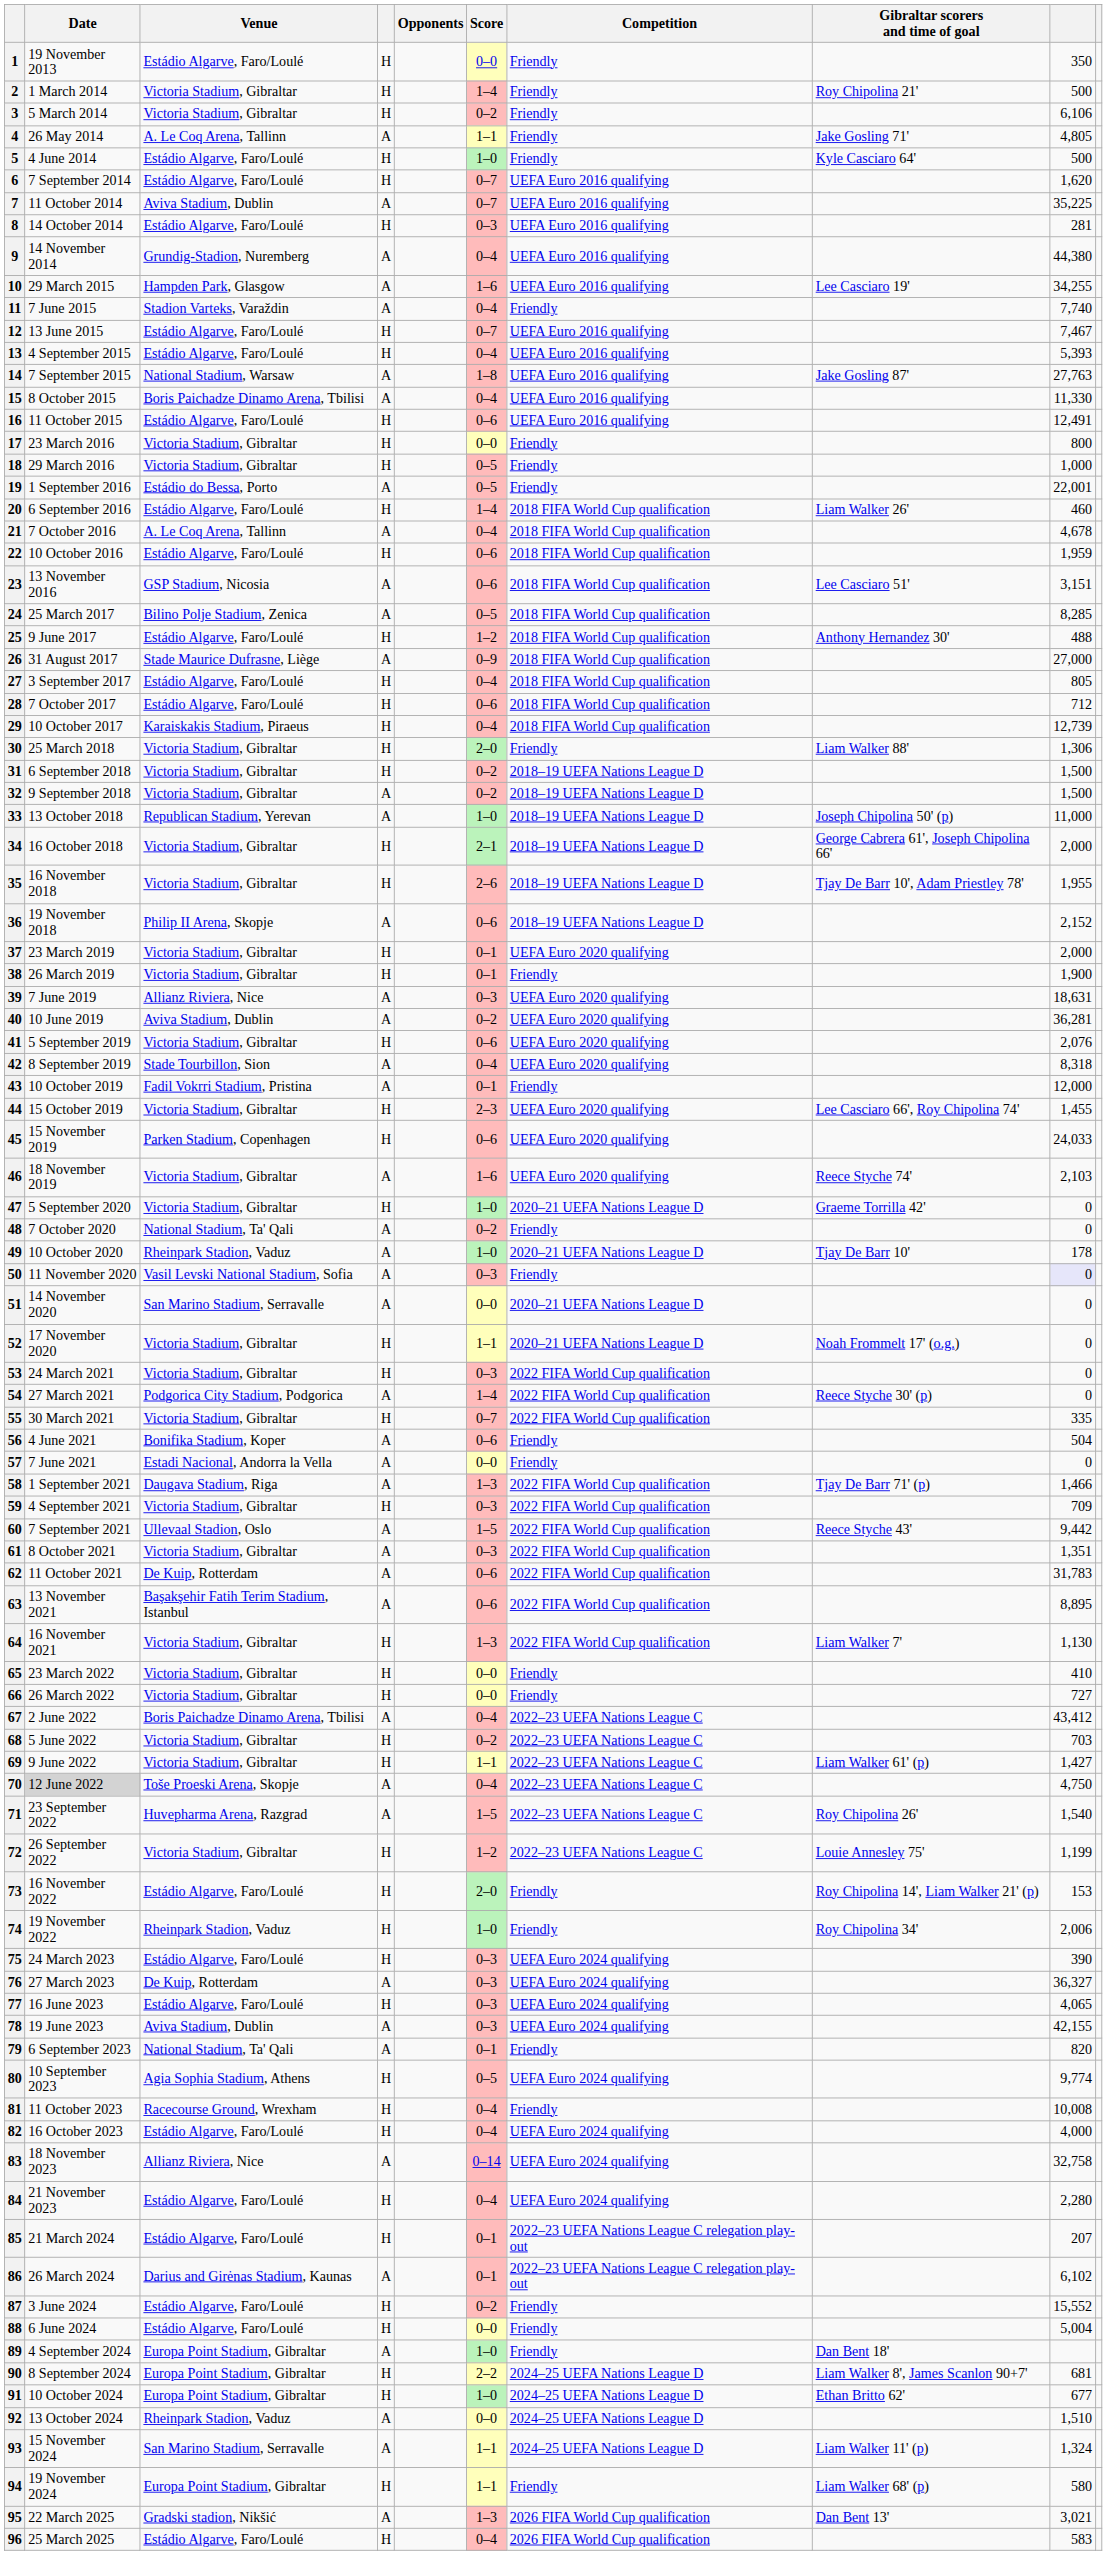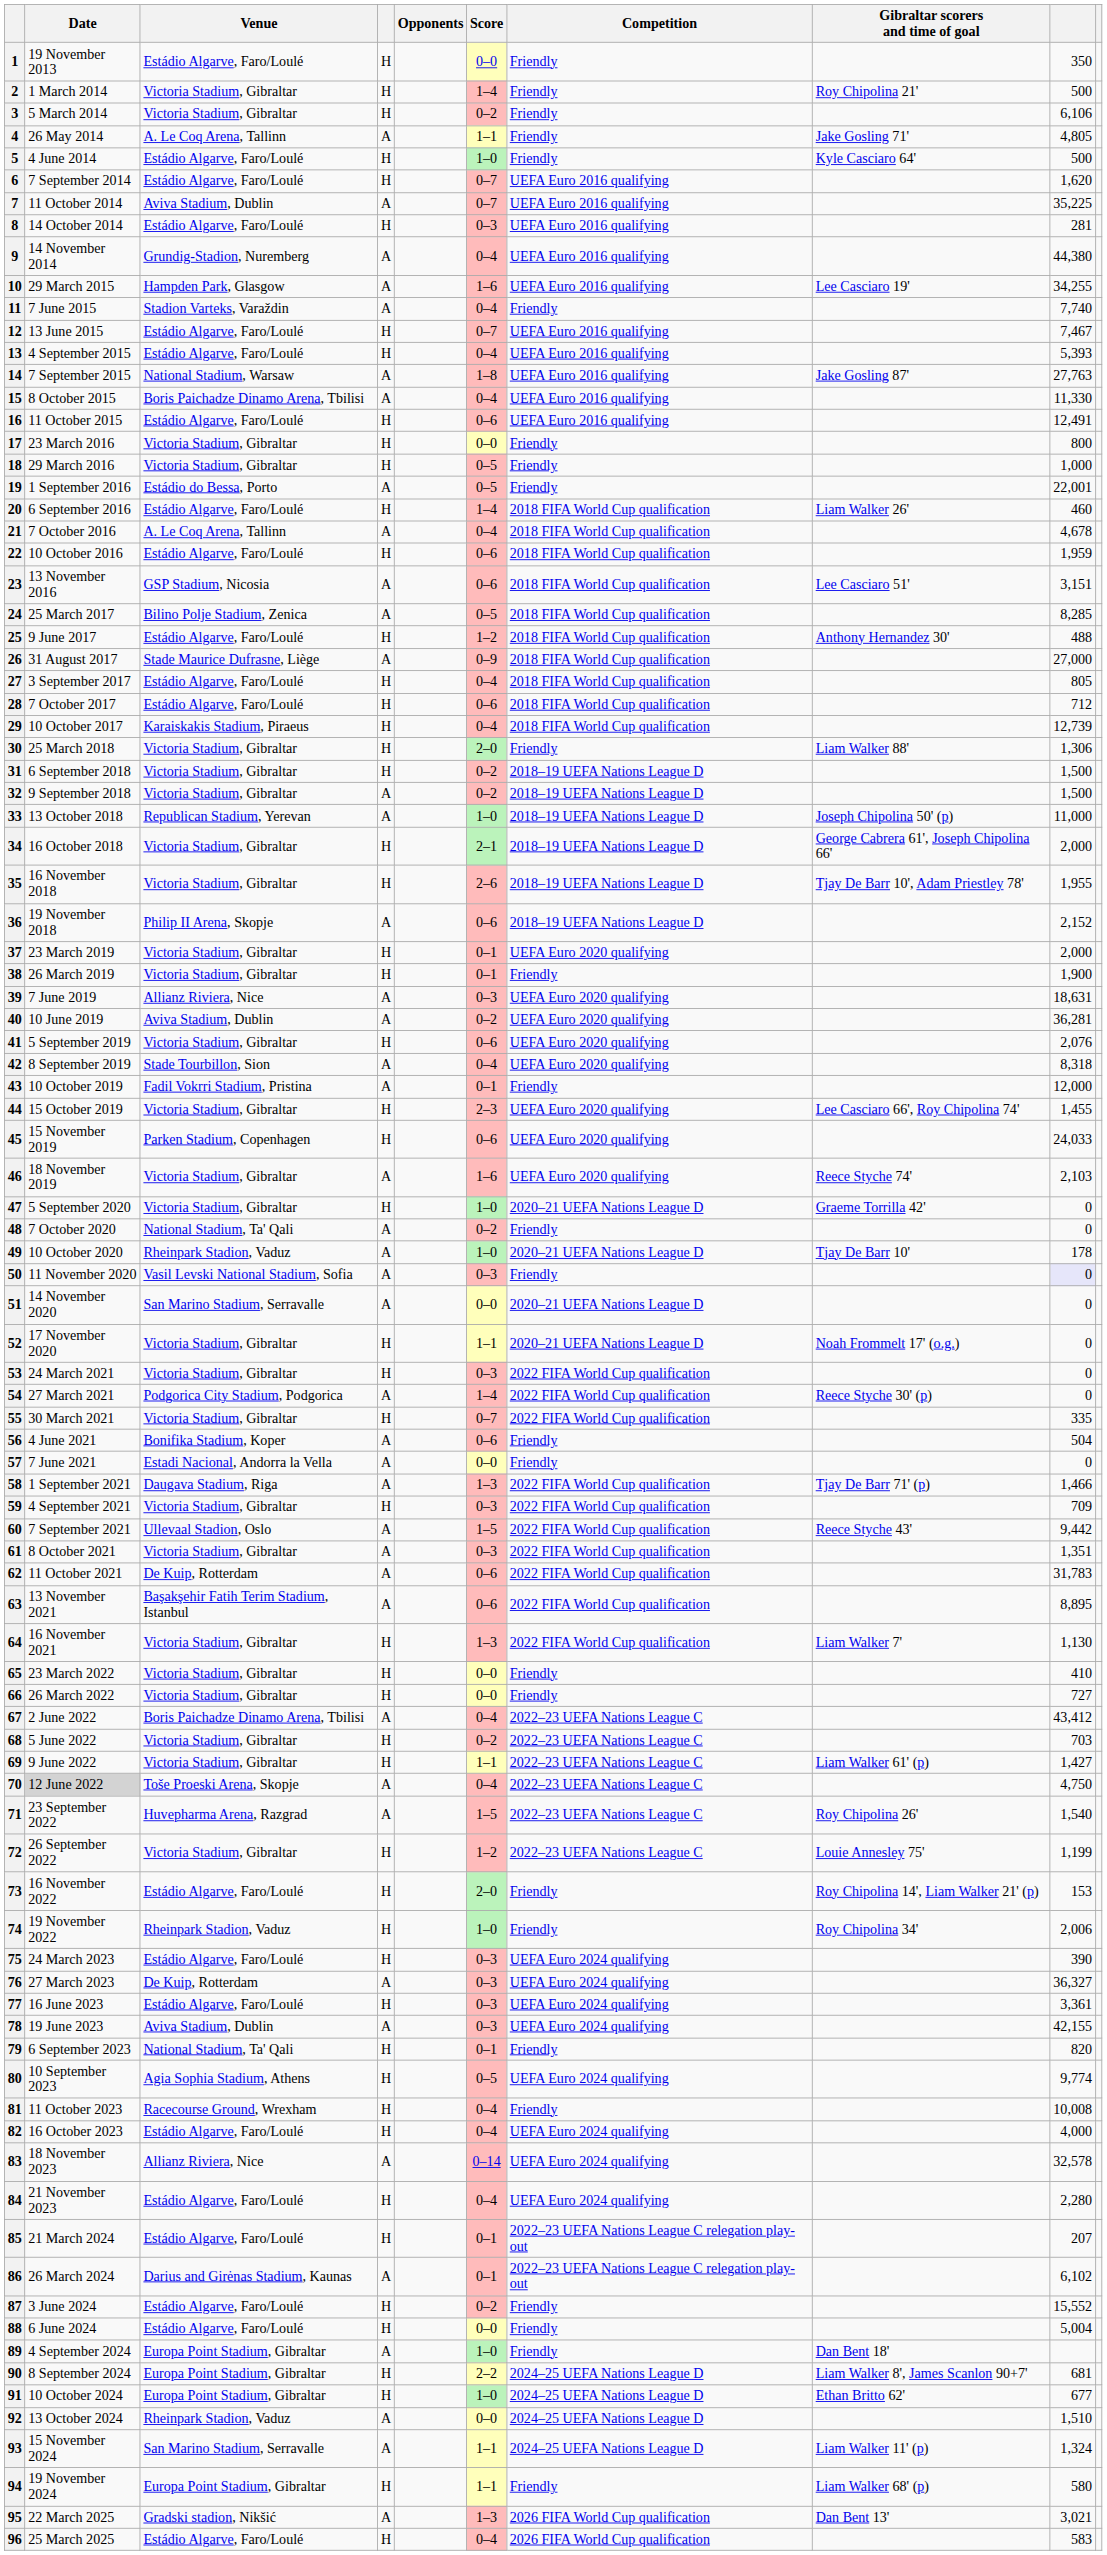(1076, 2004) 4,065 -> (1076, 2004) 3,361
(386, 2049) A -> (386, 2049) H
(1073, 2162) 32,758 -> (1073, 2162) 32,578
